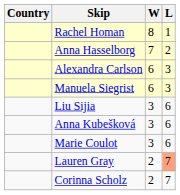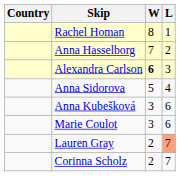(151, 69) normal -> (151, 69) bold
- row: (94, 87)
+ row: (90, 87)
- row: (75, 106)
